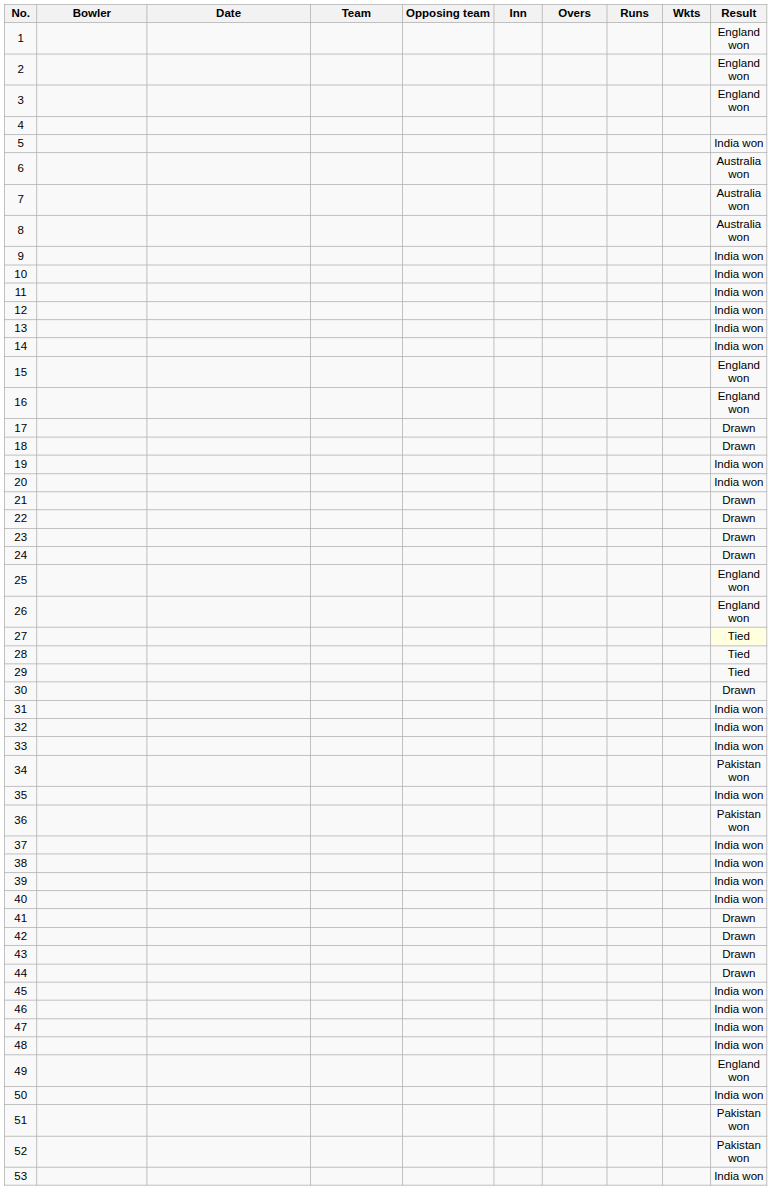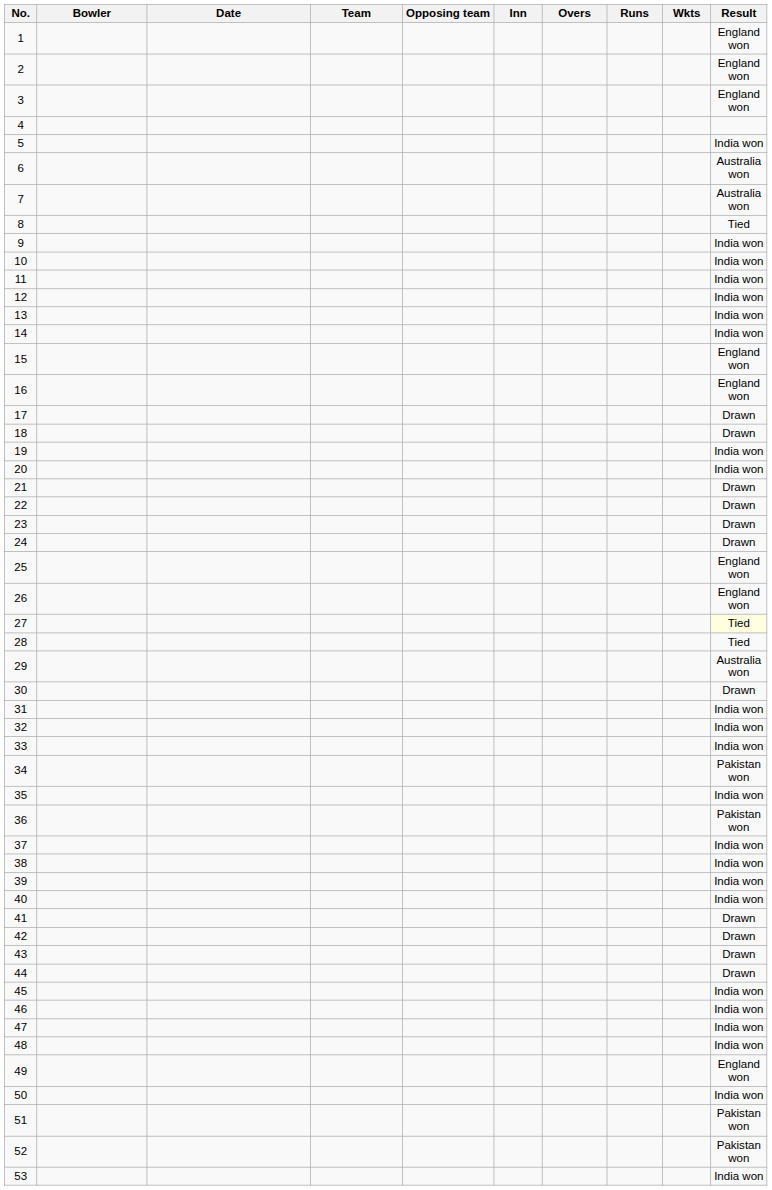(739, 231) Australia won -> (739, 224) Tied
(739, 673) Tied -> (739, 666) Australia won
